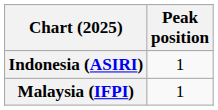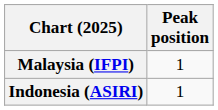rows swapped: (76, 64) <-> (76, 91)
